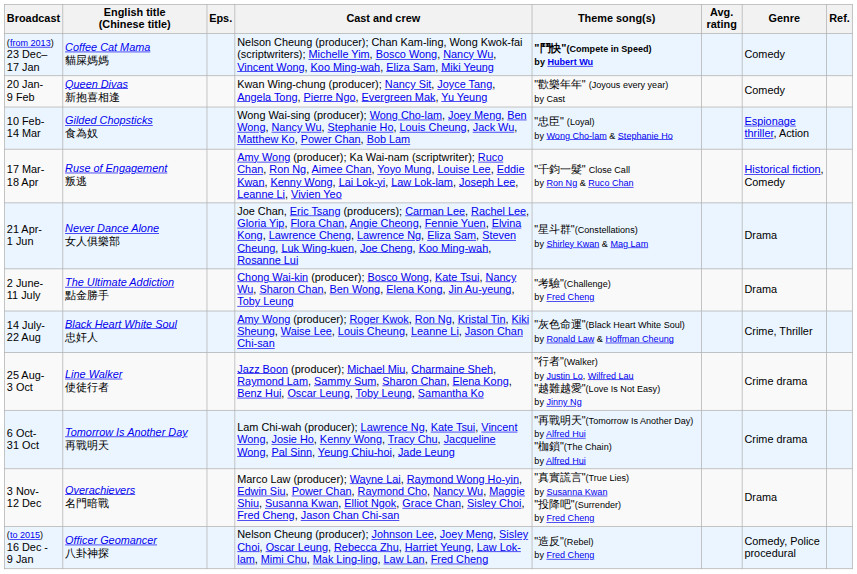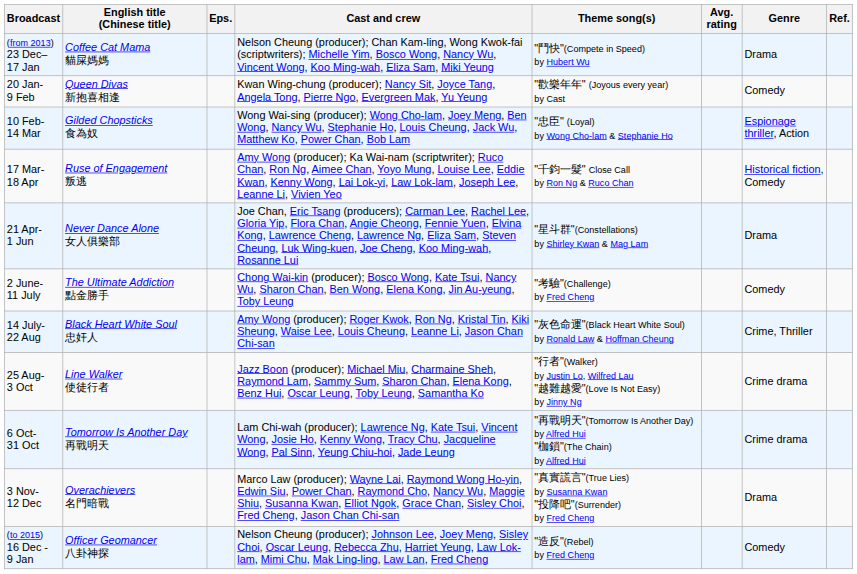(593, 55) bold -> (590, 55) normal
(765, 54) Comedy -> (761, 54) Drama
(761, 290) Drama -> (765, 290) Comedy
(782, 547) Comedy, Police procedural -> (765, 547) Comedy
